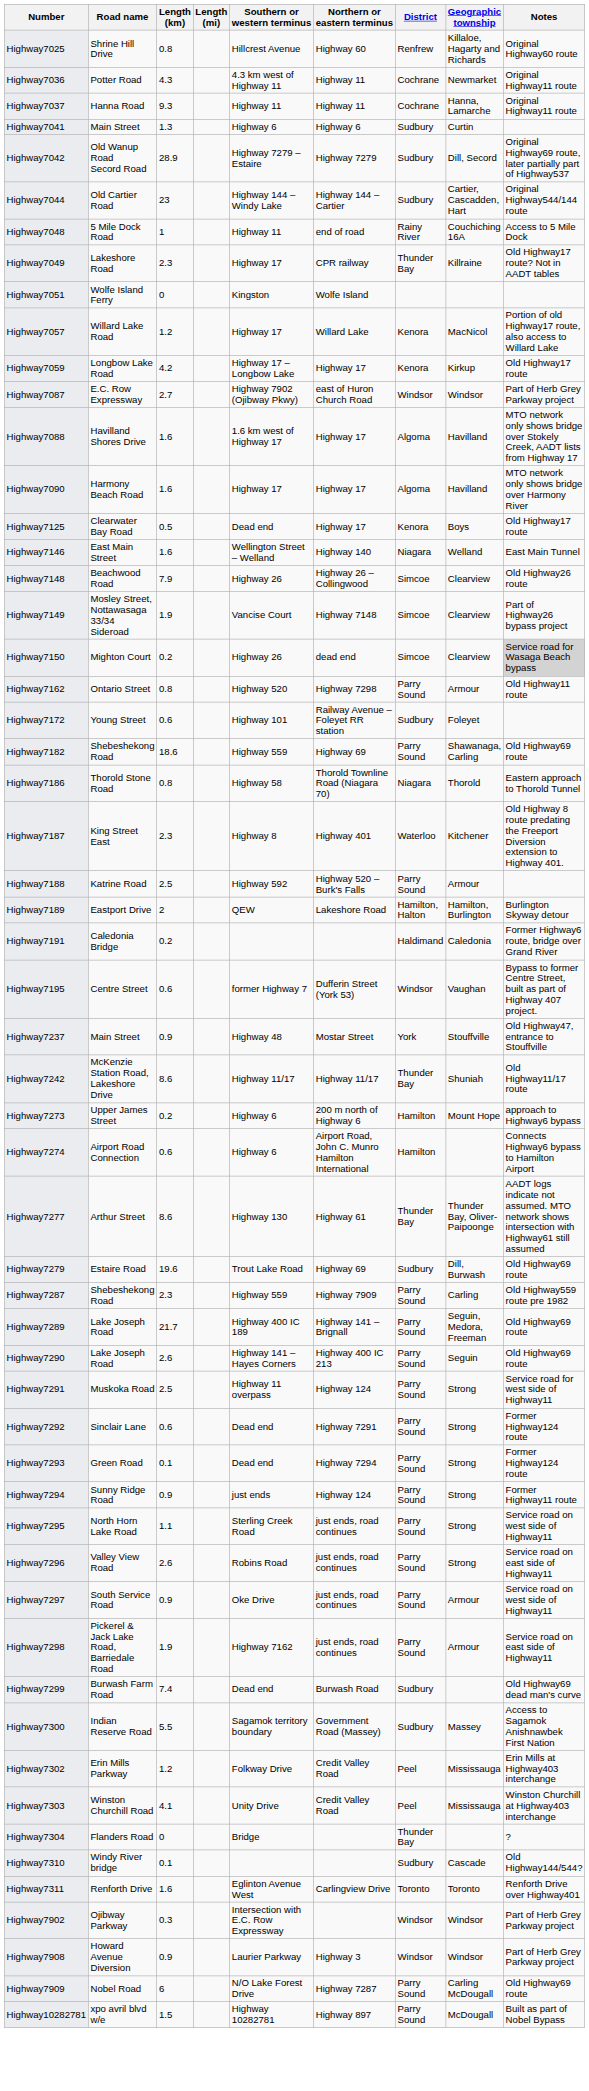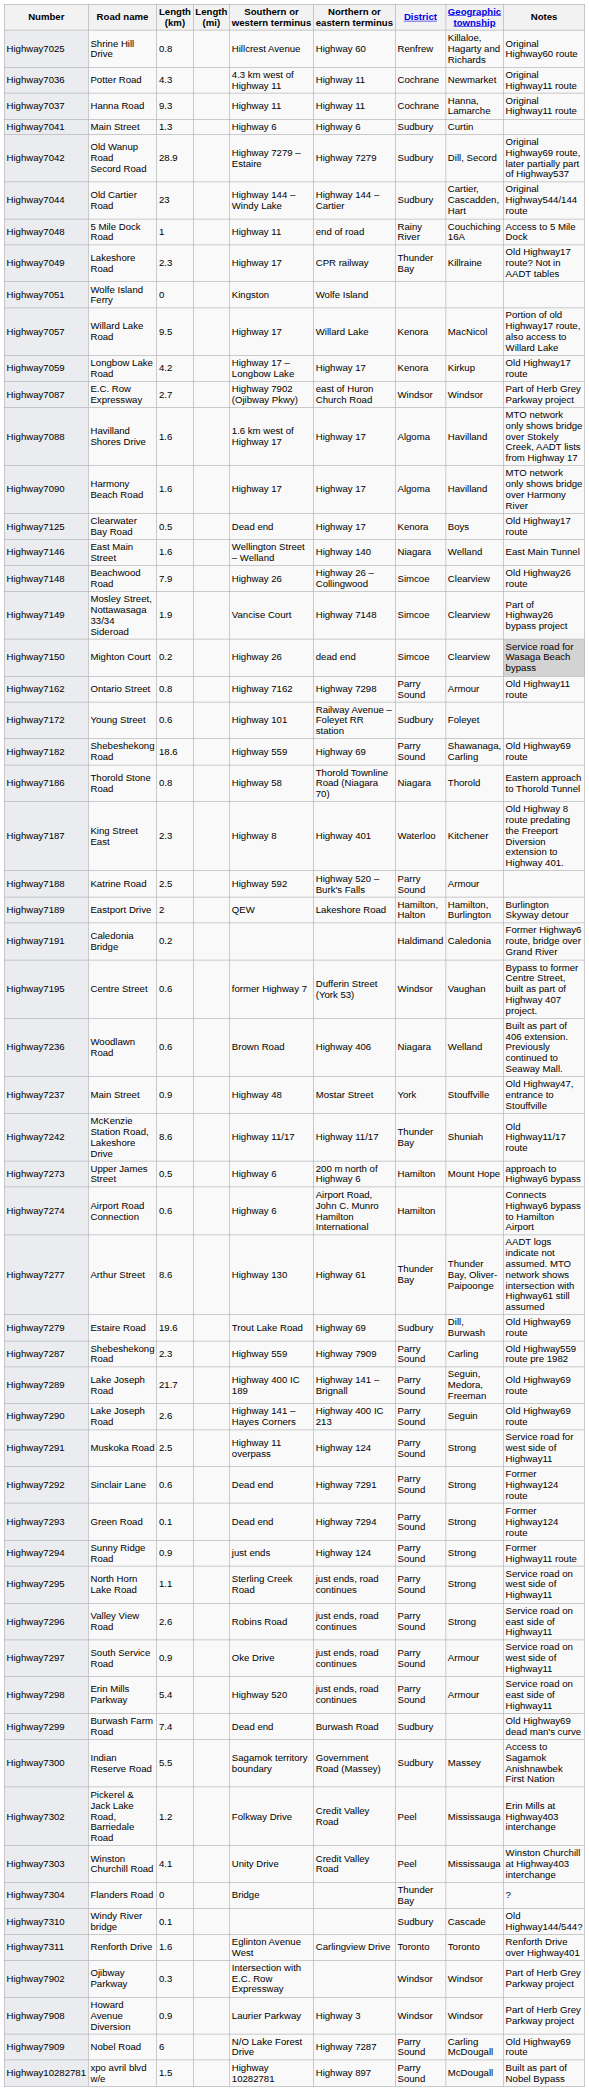(166, 331) 1.2 -> (166, 331) 9.5
(260, 689) Highway 520 -> (262, 689) Highway 7162
+ row: (36, 1047)
(166, 1115) 0.2 -> (166, 1174) 0.5
(112, 1647) Pickerel & Jack Lake Road, Barriedale Road -> (110, 1695) Erin Mills Parkway
(166, 1647) 1.9 -> (166, 1695) 5.4
(262, 1647) Highway 7162 -> (260, 1695) Highway 520
(110, 1768) Erin Mills Parkway -> (112, 1816) Pickerel & Jack Lake Road, Barriedale Road
